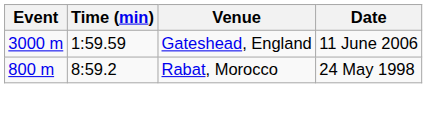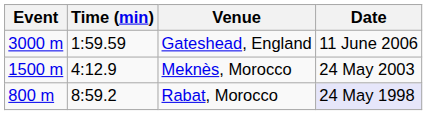+ row: (227, 69)
(367, 69) no background -> (367, 95) lavender background
